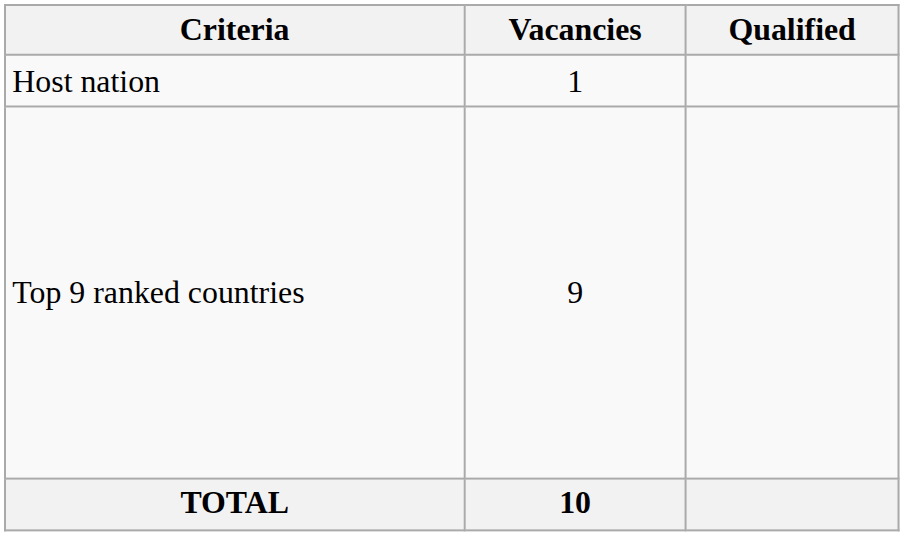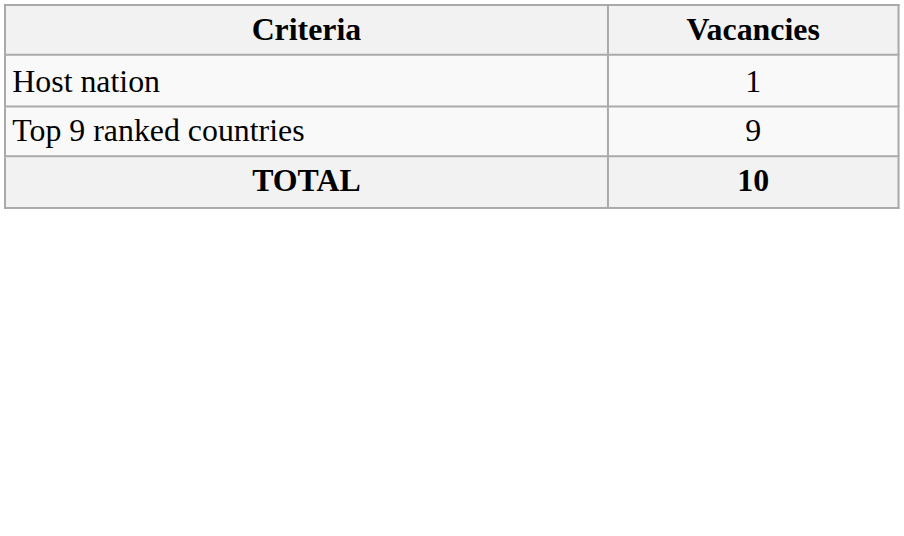- column: (792, 29)
